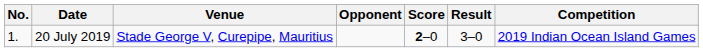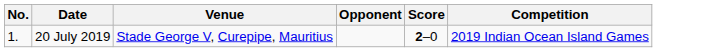- column: (471, 15)
